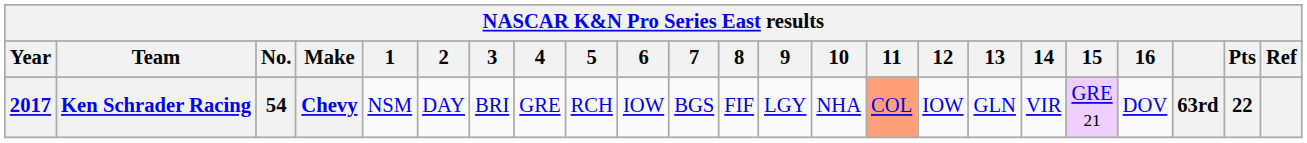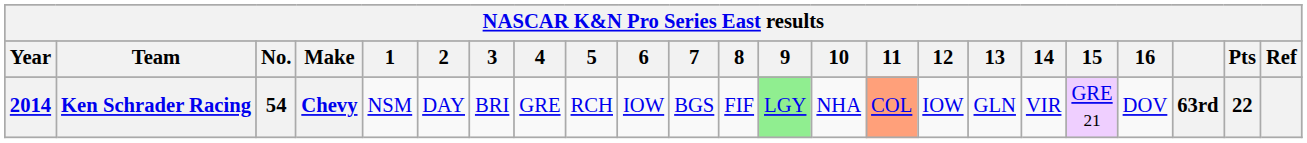(30, 106) 2017 -> (30, 106) 2014
(785, 106) no background -> (785, 106) lightgreen background
